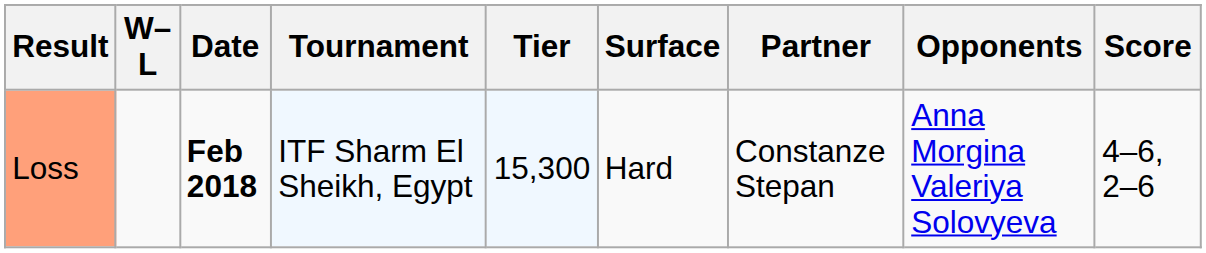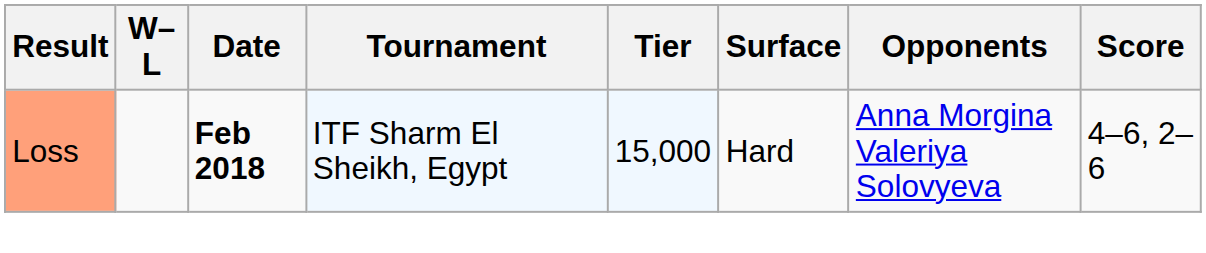- column: (816, 47)
(542, 168) 15,300 -> (663, 150) 15,000
